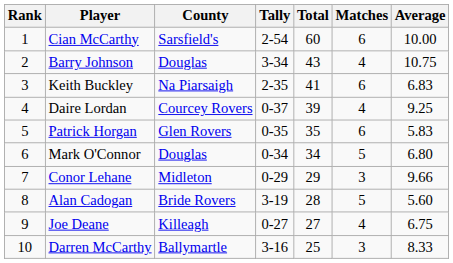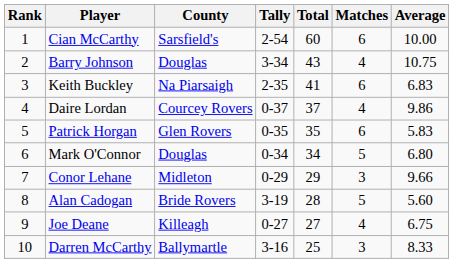(313, 108) 39 -> (313, 108) 37
(420, 108) 9.25 -> (420, 108) 9.86
